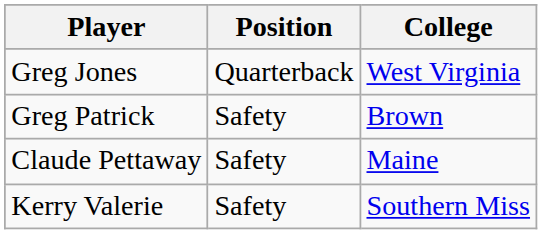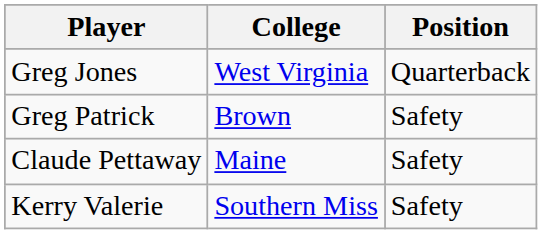columns swapped: (284, 26) <-> (448, 26)
